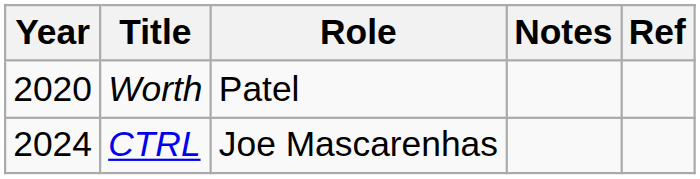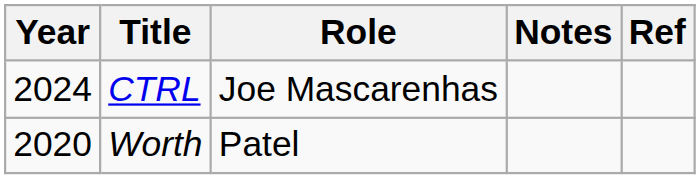rows swapped: (155, 88) <-> (154, 144)
